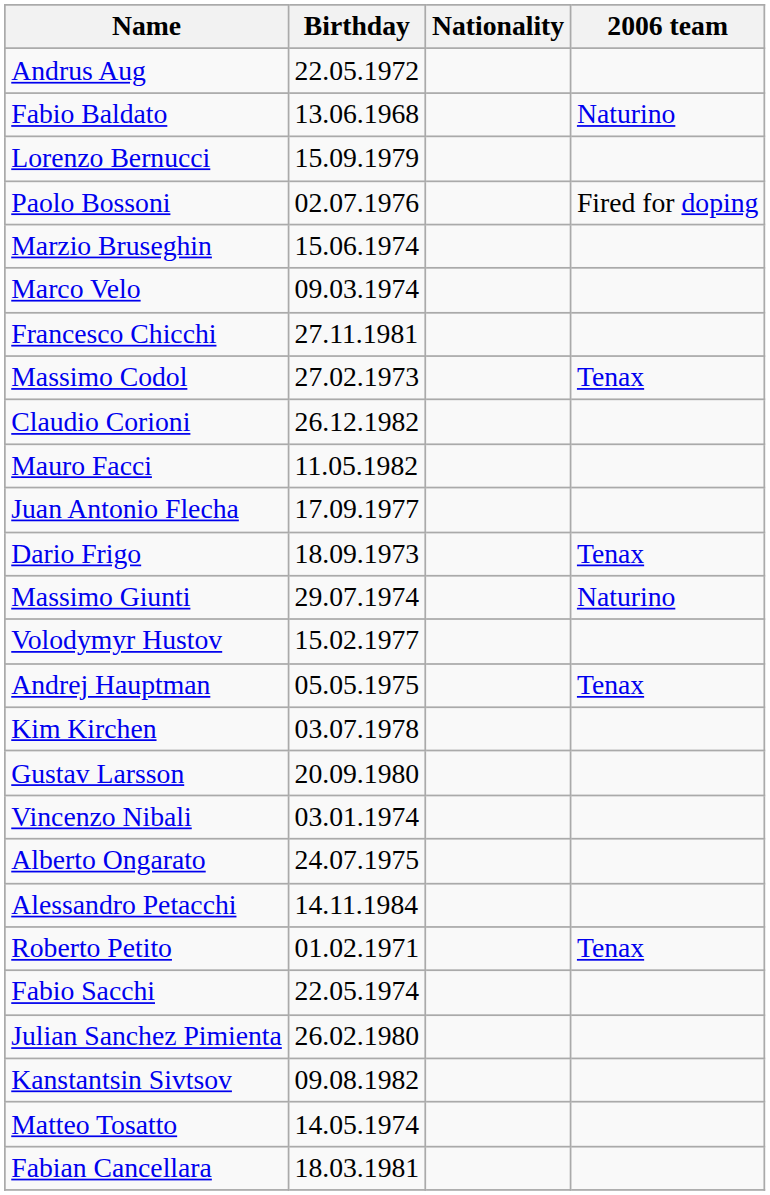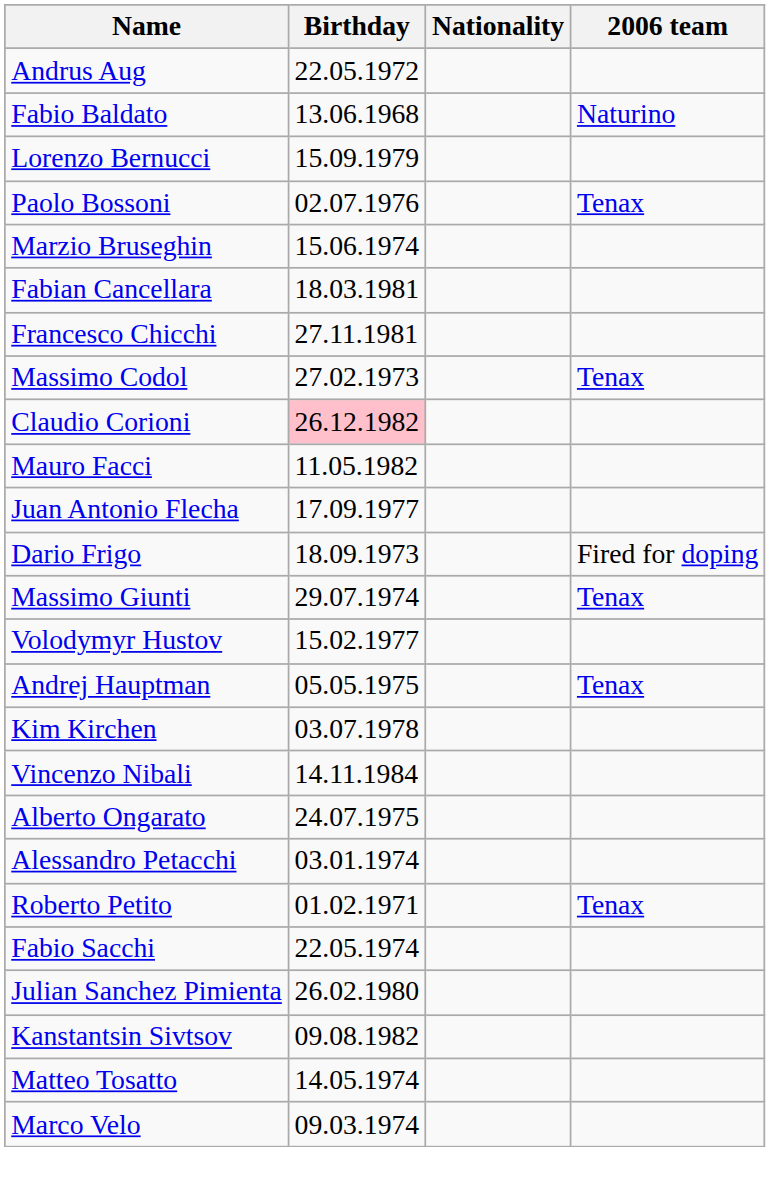(668, 202) Fired for doping -> (611, 202) Tenax
rows swapped: (112, 1167) <-> (76, 289)
(357, 421) no background -> (357, 421) pink background
(611, 553) Tenax -> (668, 553) Fired for doping
(626, 597) Naturino -> (611, 597) Tenax
- row: (98, 772)
(357, 816) 03.01.1974 -> (356, 772) 14.11.1984
(356, 904) 14.11.1984 -> (357, 860) 03.01.1974
